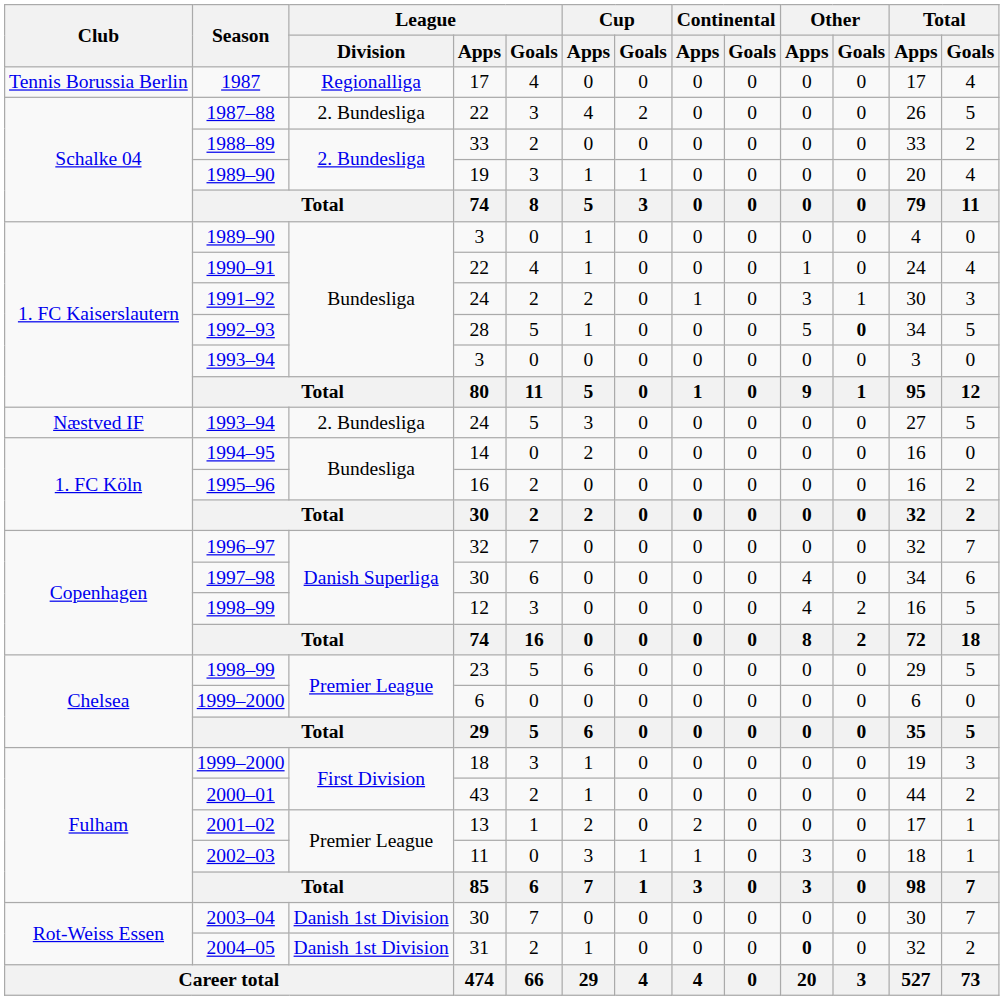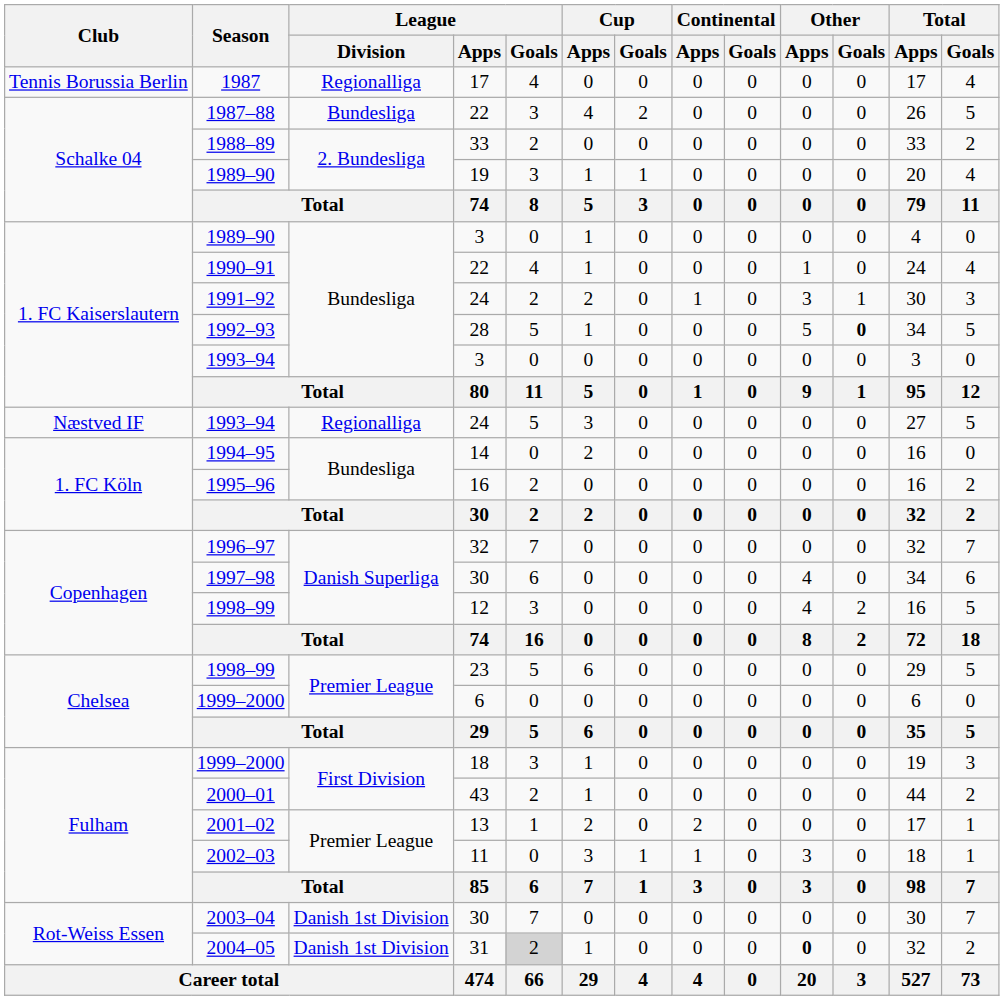(371, 112) 2. Bundesliga -> (371, 112) Bundesliga
(371, 422) 2. Bundesliga -> (371, 422) Regionalliga
(534, 948) no background -> (534, 948) lightgrey background
